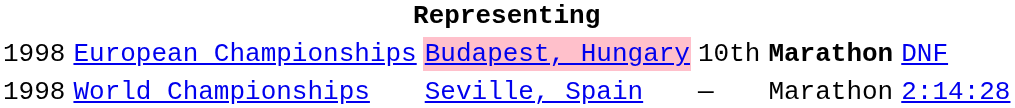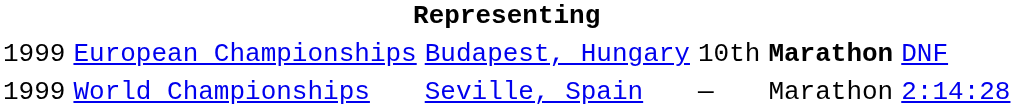(34, 54) 1998 -> (34, 54) 1999
(557, 54) pink background -> (557, 54) no background
(34, 92) 1998 -> (34, 92) 1999
